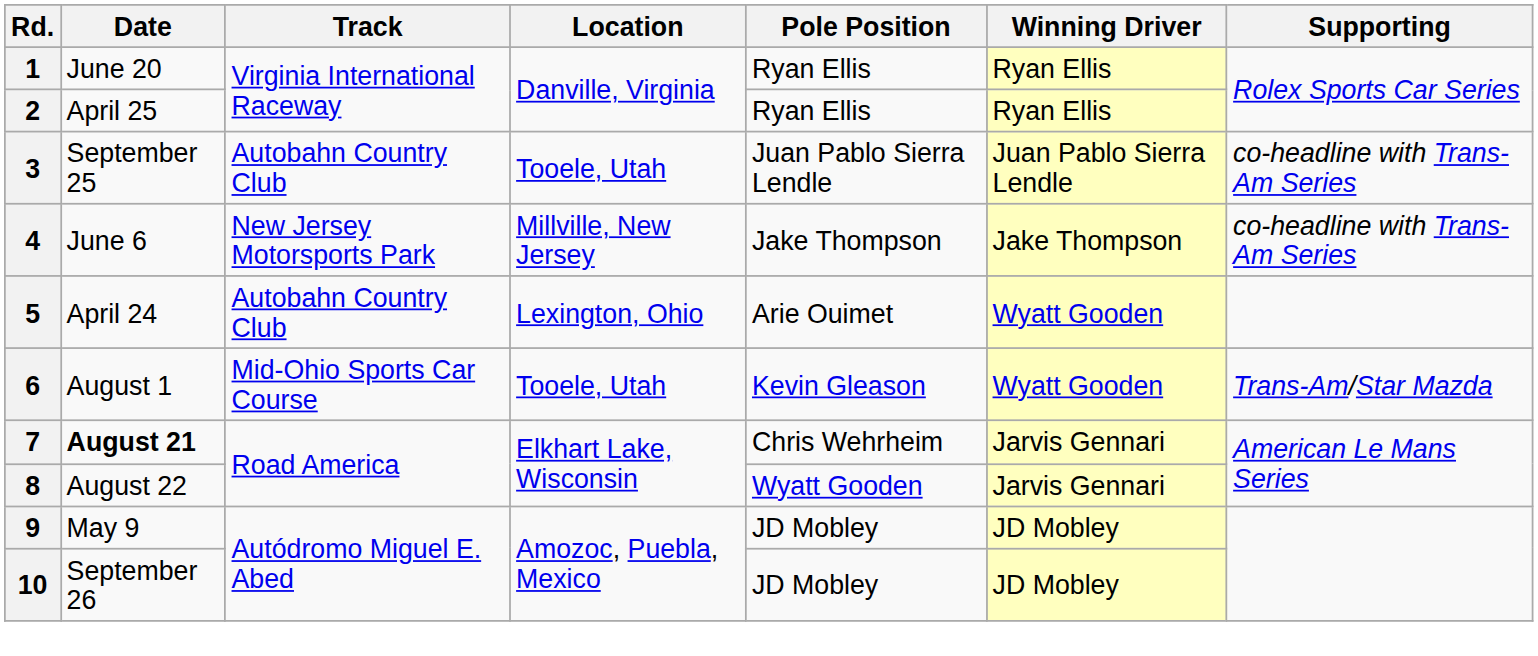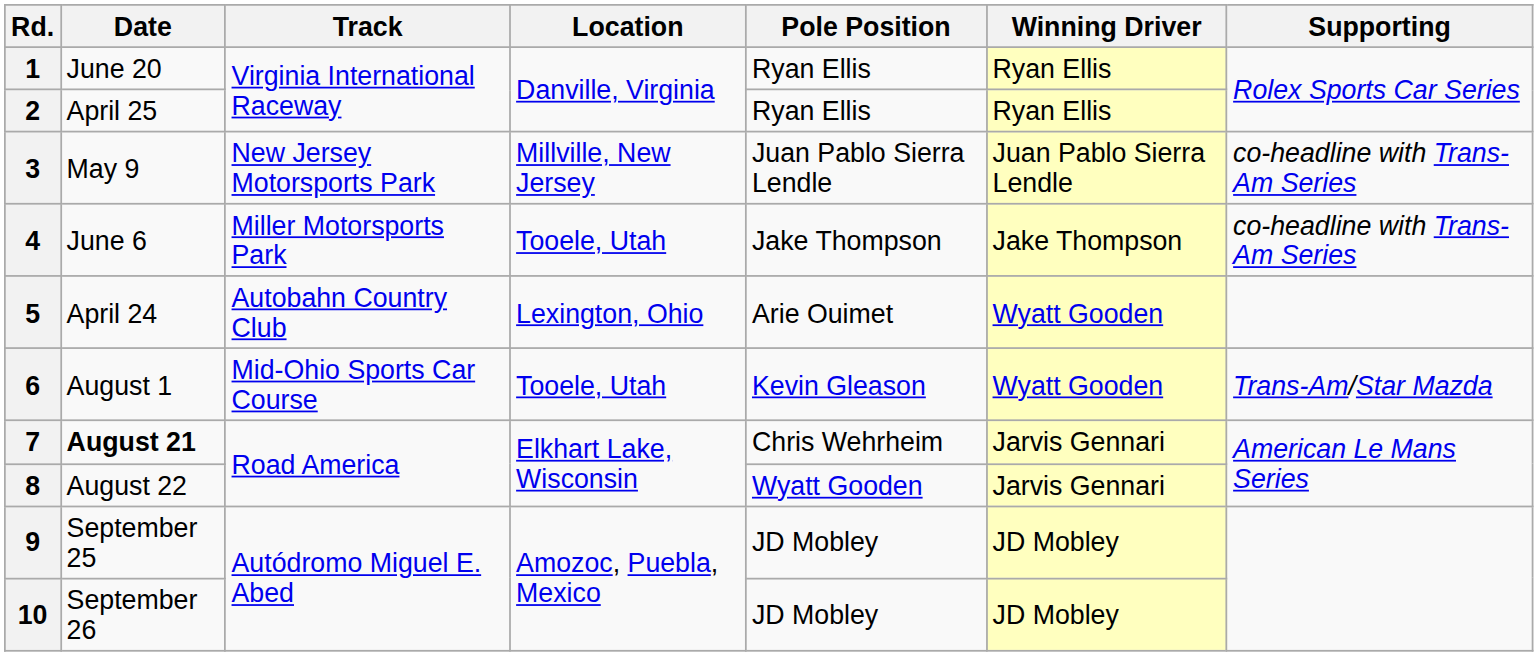(132, 168) September 25 -> (103, 168) May 9
(339, 168) Autobahn Country Club -> (333, 168) New Jersey Motorsports Park
(591, 168) Tooele, Utah -> (593, 168) Millville, New Jersey
(333, 241) New Jersey Motorsports Park -> (338, 241) Miller Motorsports Park
(593, 241) Millville, New Jersey -> (591, 241) Tooele, Utah
(103, 527) May 9 -> (132, 542) September 25
